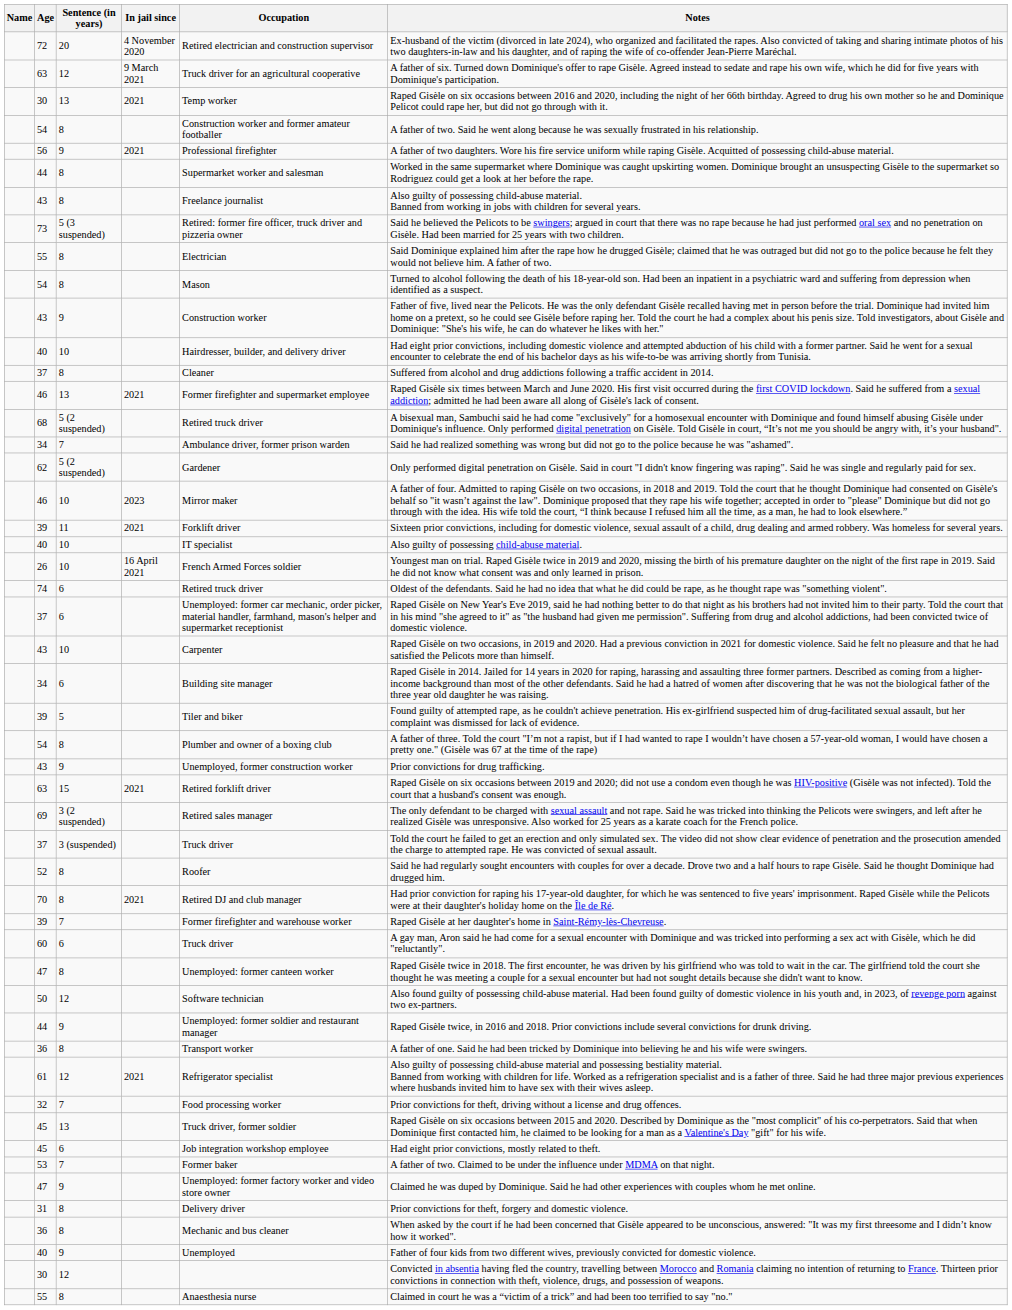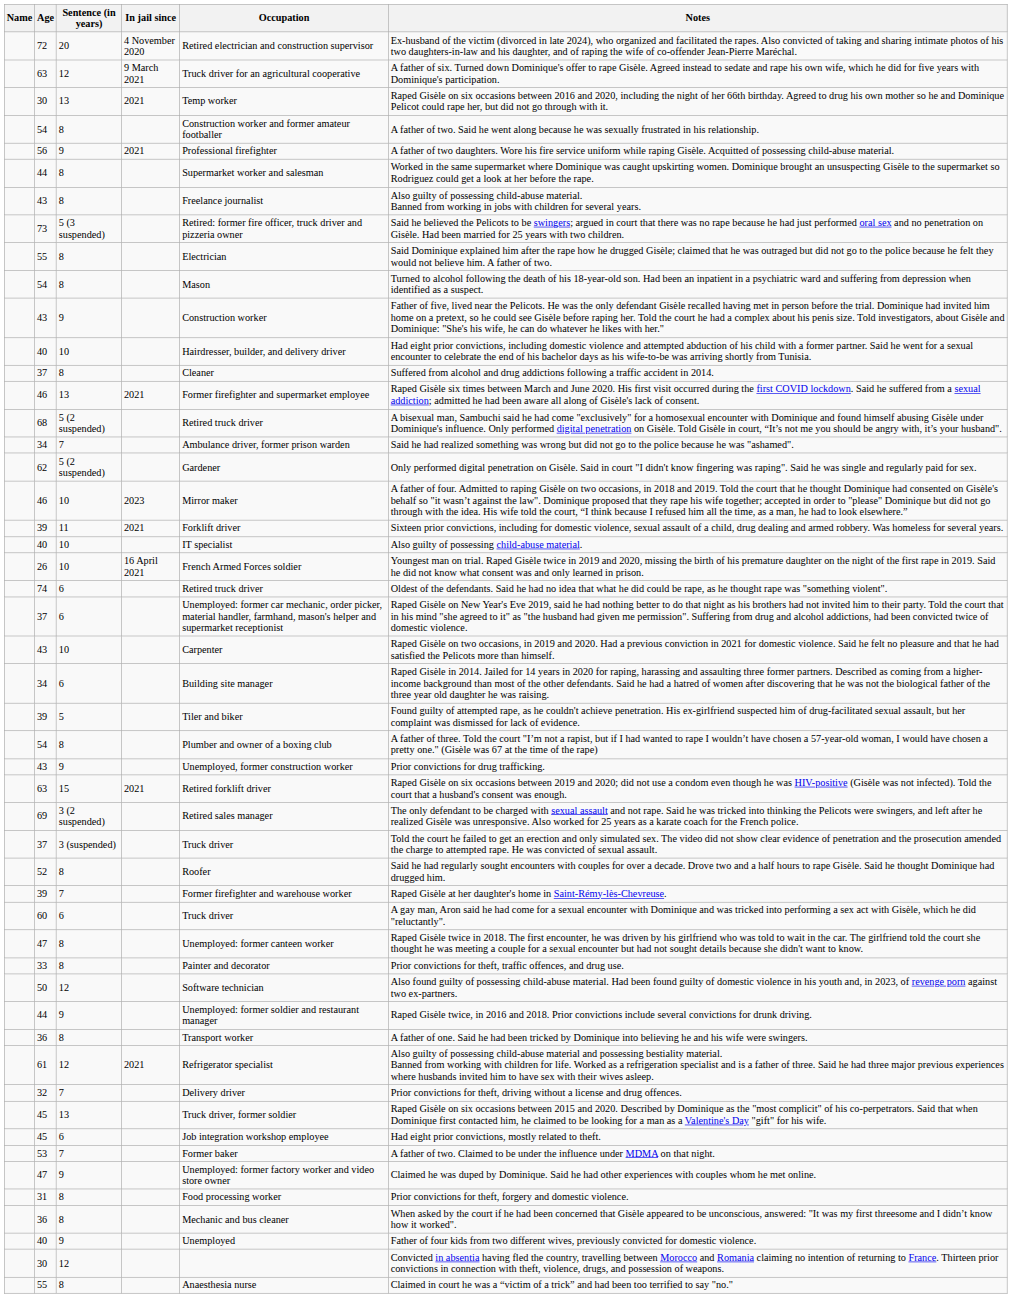- row: (42, 899)
+ row: (42, 965)
(232, 1104) Food processing worker -> (214, 1093) Delivery driver
(214, 1208) Delivery driver -> (232, 1197) Food processing worker
